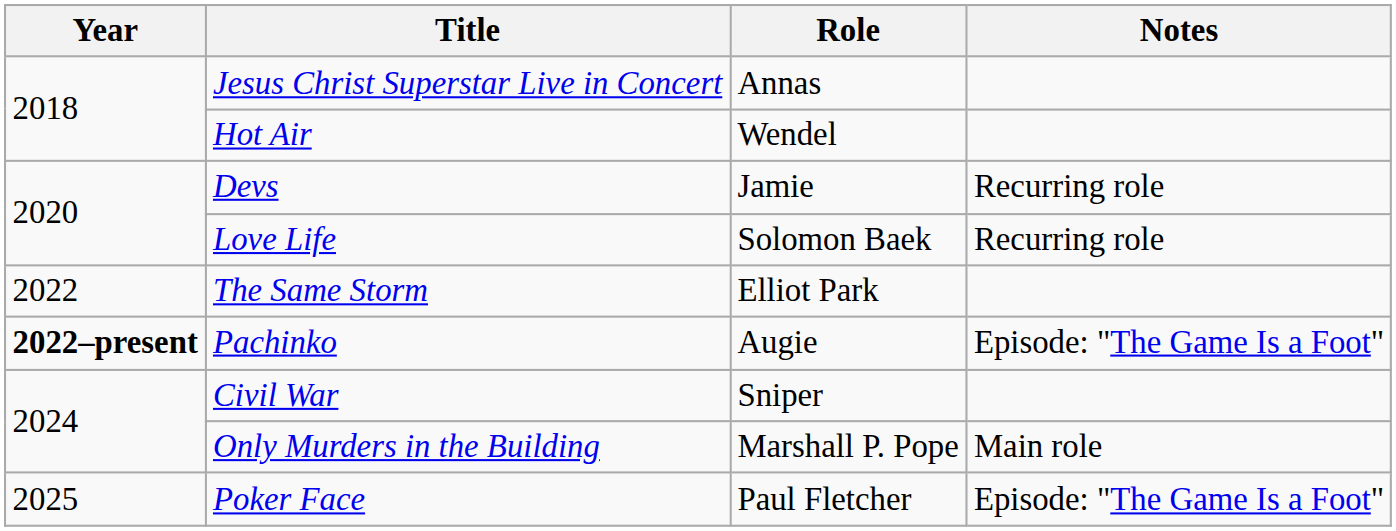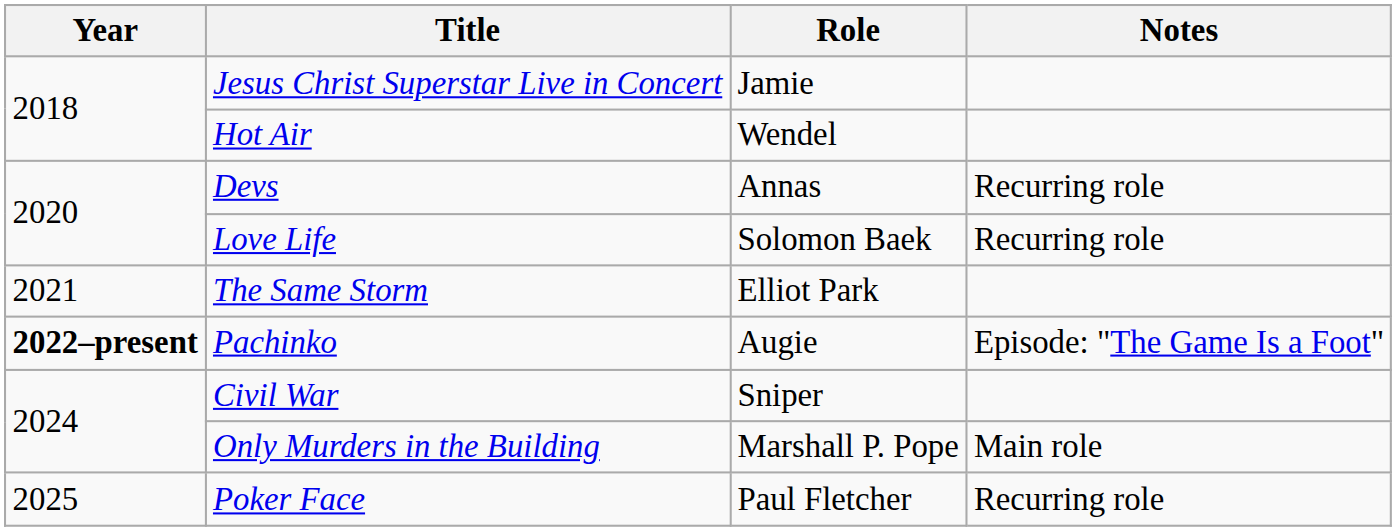(779, 82) Annas -> (776, 82) Jamie
(776, 186) Jamie -> (779, 186) Annas
(45, 290) 2022 -> (45, 290) 2021
(1179, 498) Episode: "The Game Is a Foot" -> (1069, 498) Recurring role
